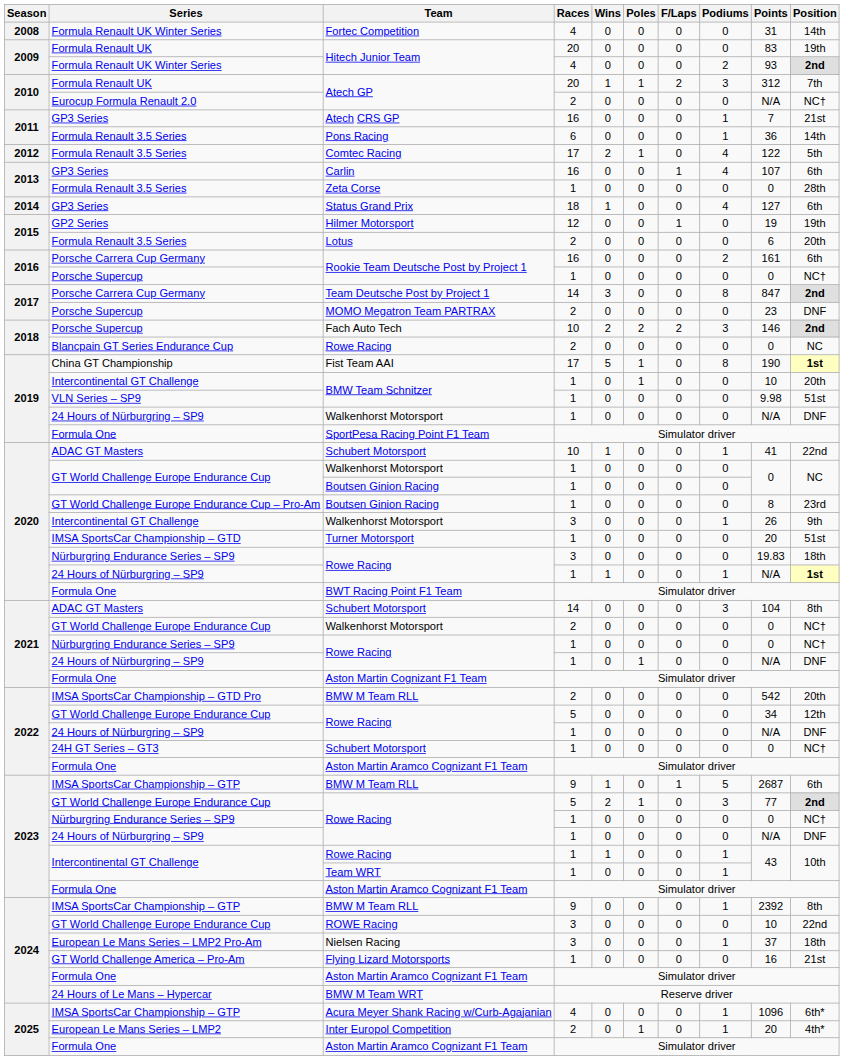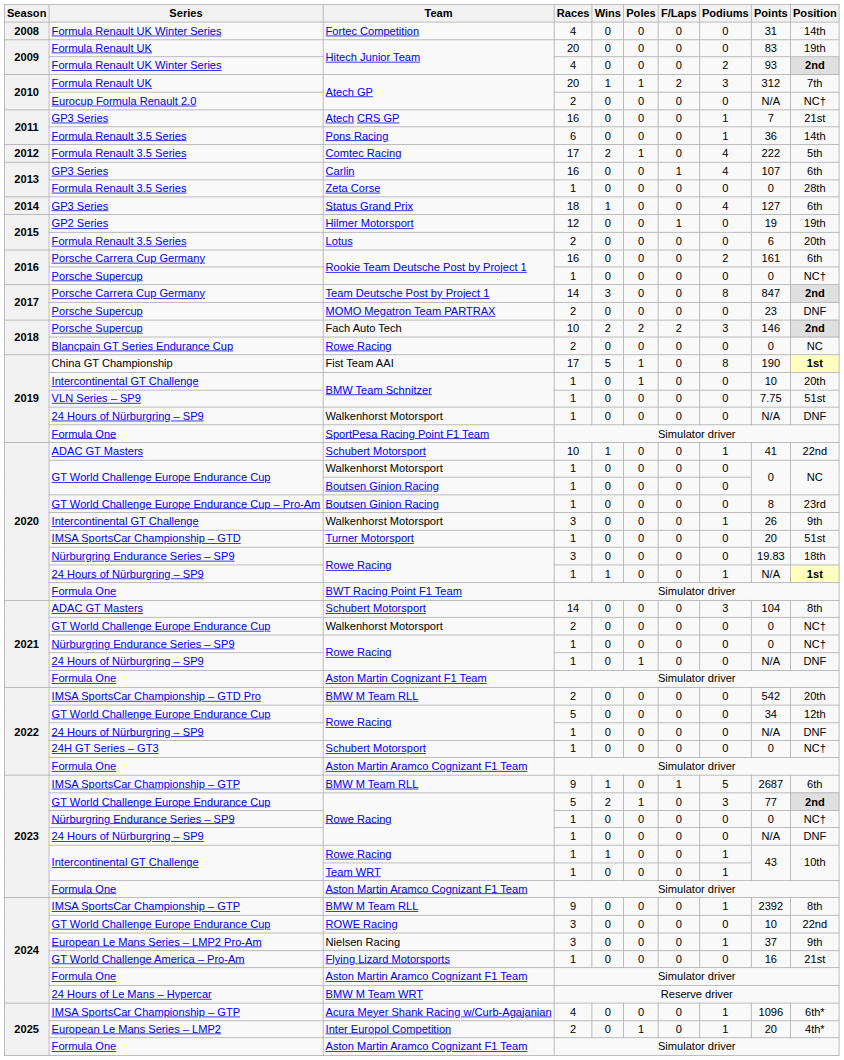(771, 154) 122 -> (771, 154) 222
(771, 399) 9.98 -> (771, 399) 7.75
(815, 942) 18th -> (815, 942) 9th
